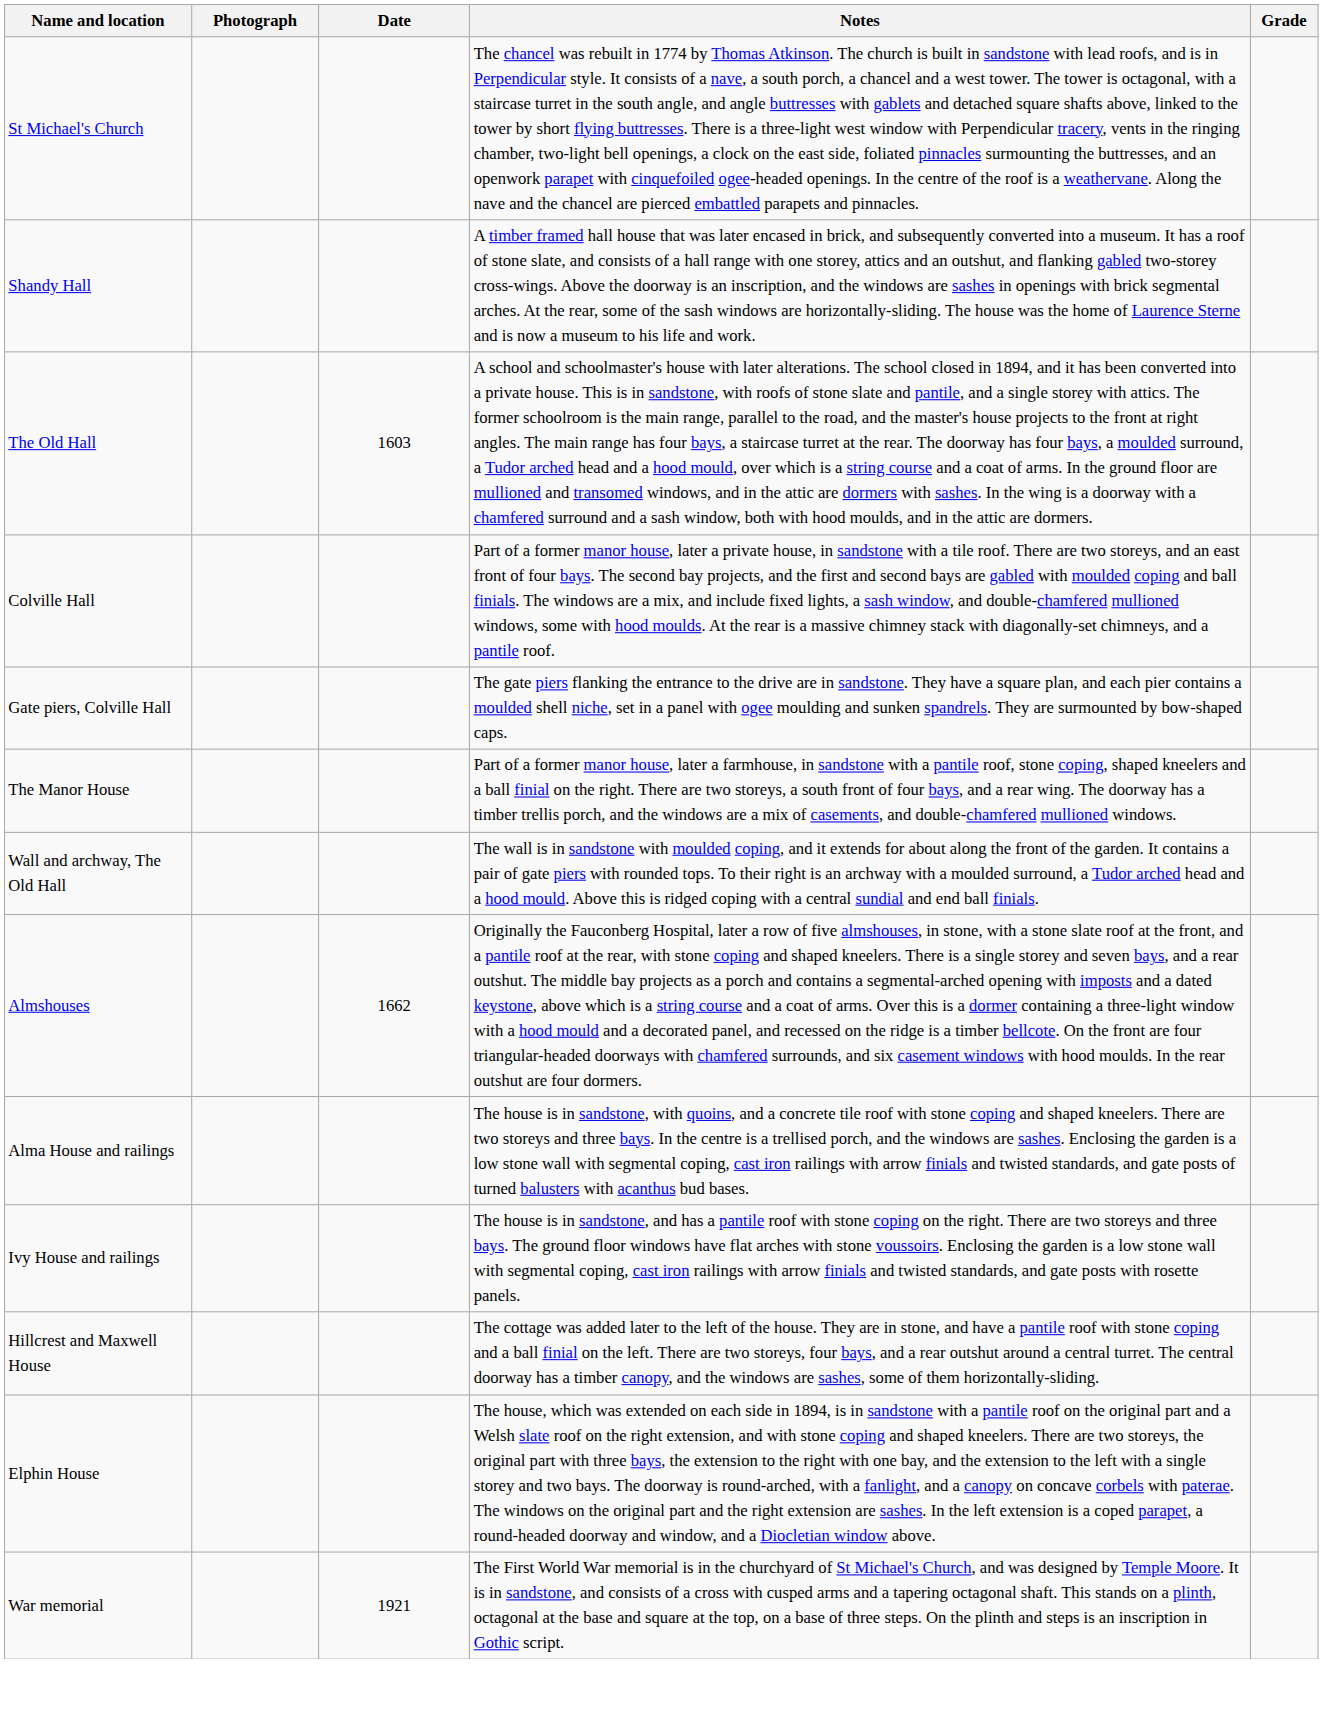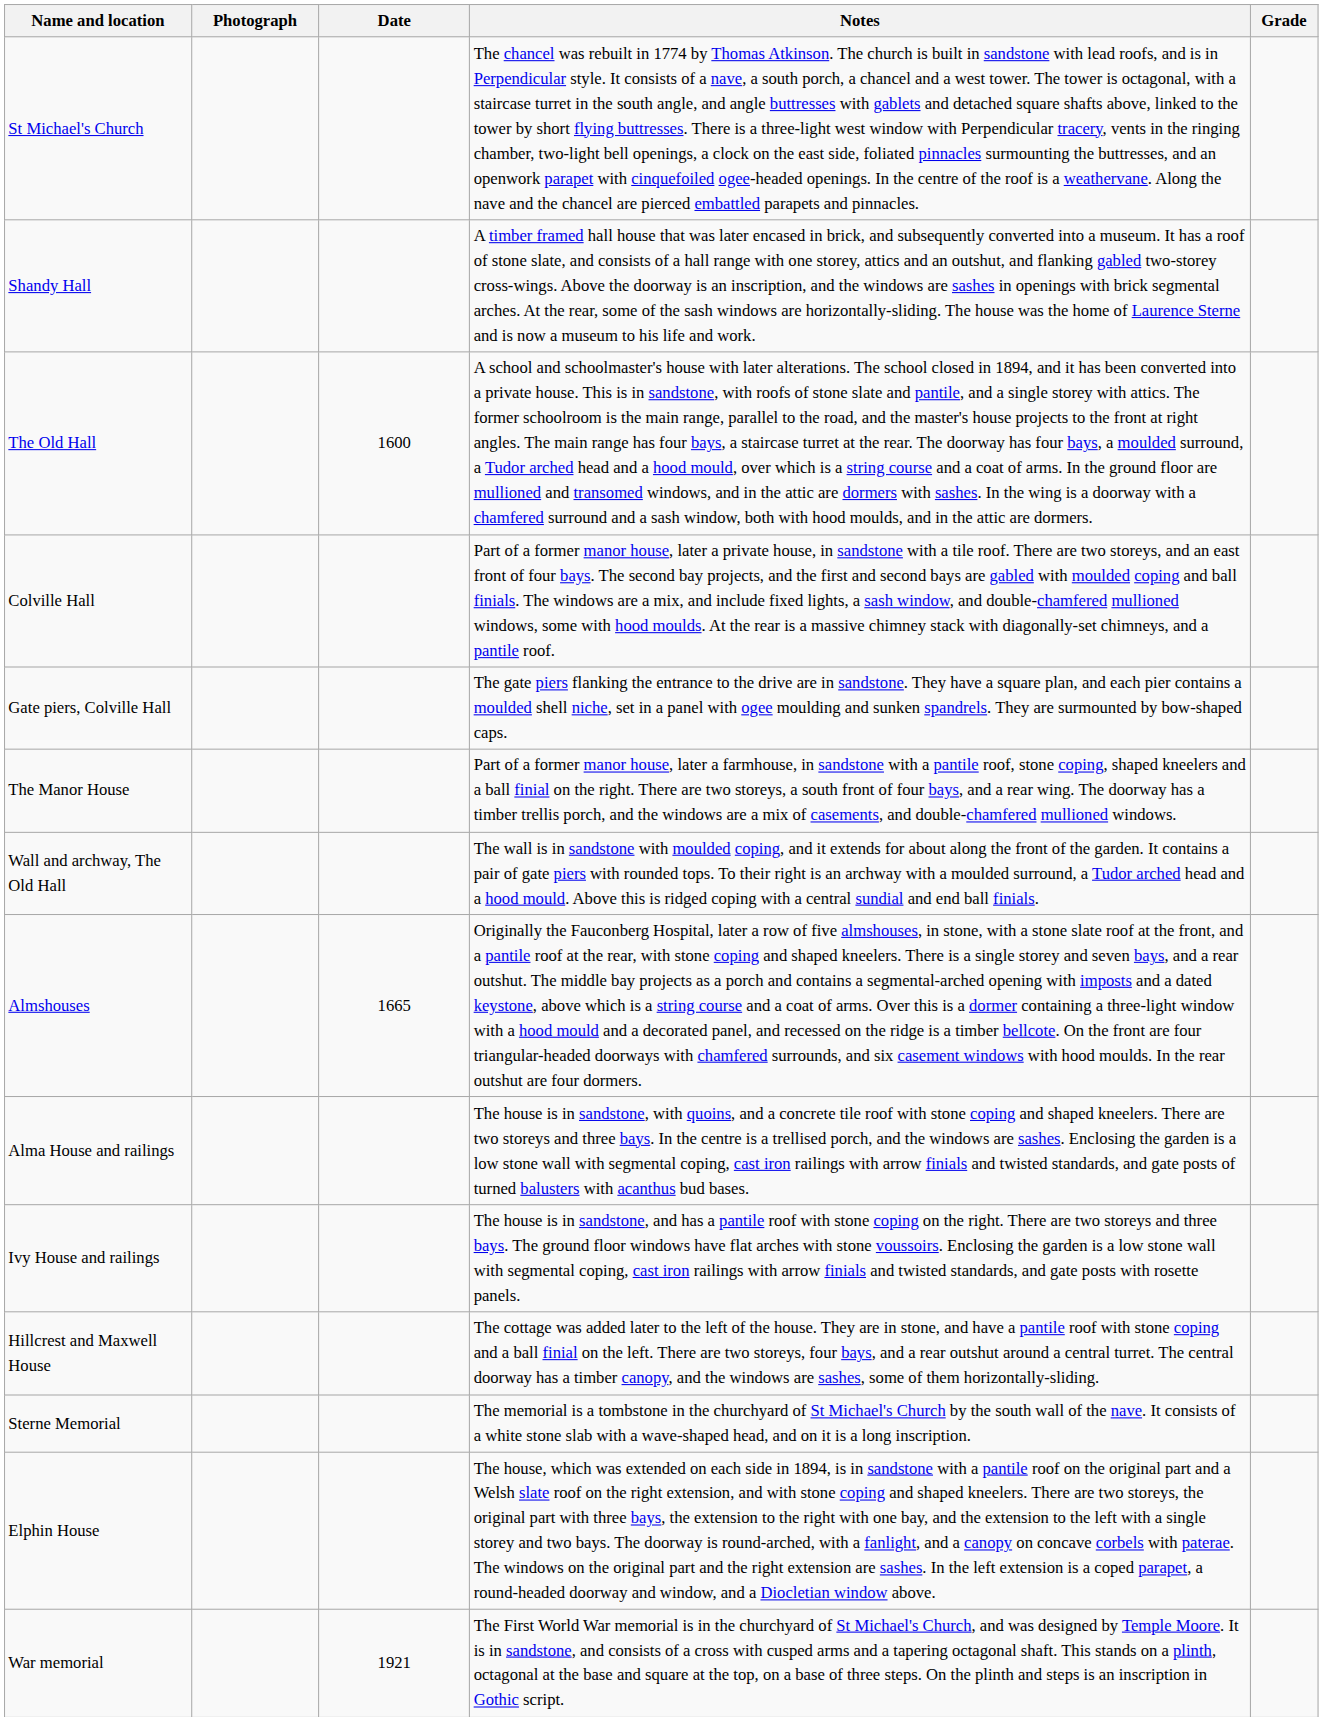(394, 443) 1603 -> (394, 443) 1600
(394, 1005) 1662 -> (394, 1005) 1665
+ row: (64, 1423)
